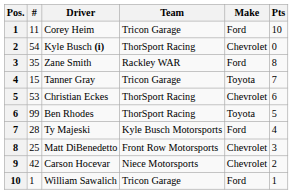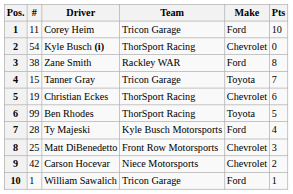(34, 63) 35 -> (34, 63) 38
(34, 97) 53 -> (34, 97) 19
